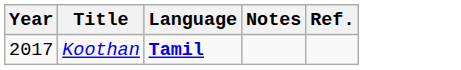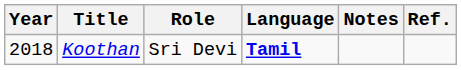+ column: (193, 20)
(31, 50) 2017 -> (31, 50) 2018
